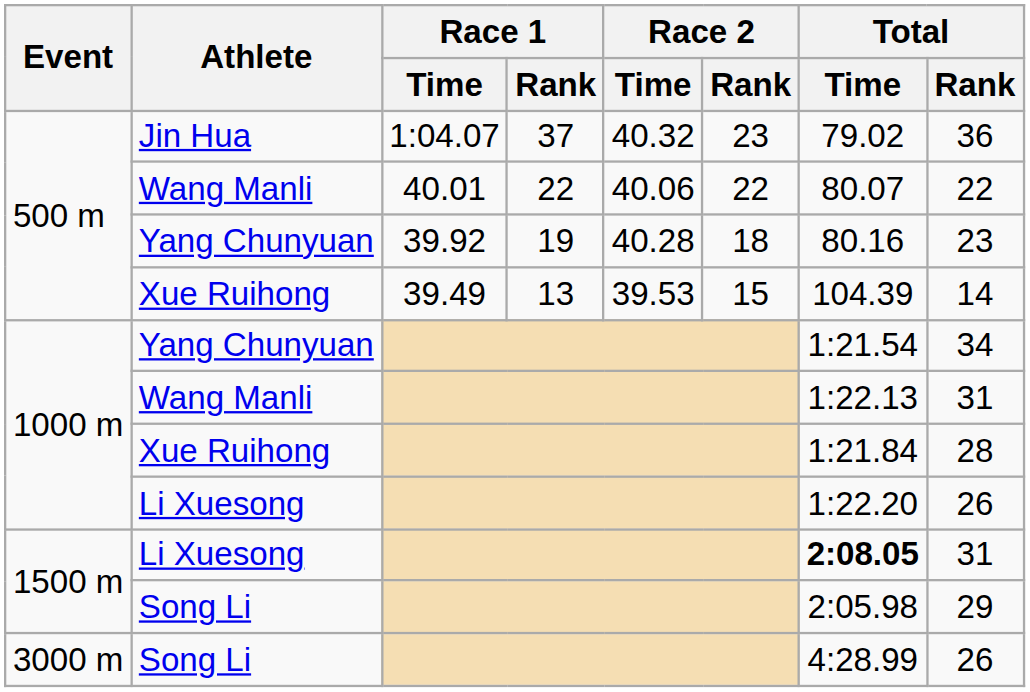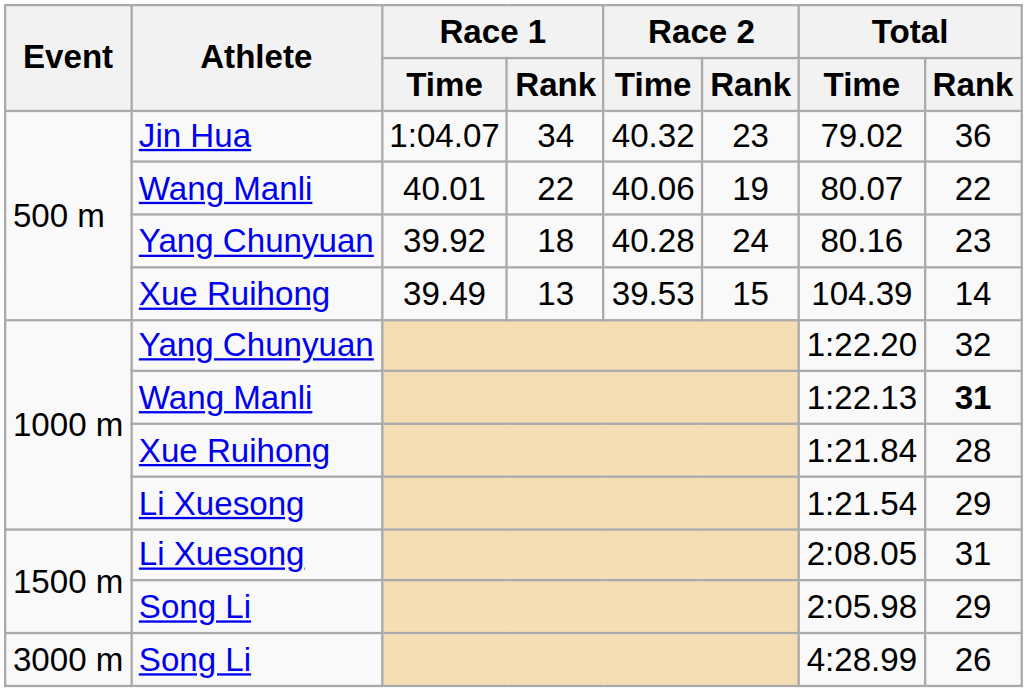(556, 136) 37 -> (556, 136) 34
(751, 189) 22 -> (751, 189) 19
(556, 241) 19 -> (556, 241) 18
(751, 241) 18 -> (751, 241) 24
(863, 346) 1:21.54 -> (862, 346) 1:22.20
(975, 346) 34 -> (973, 346) 32
(975, 398) normal -> (973, 398) bold
(863, 503) 1:22.20 -> (862, 503) 1:21.54
(975, 503) 26 -> (973, 503) 29
(863, 555) bold -> (862, 555) normal
